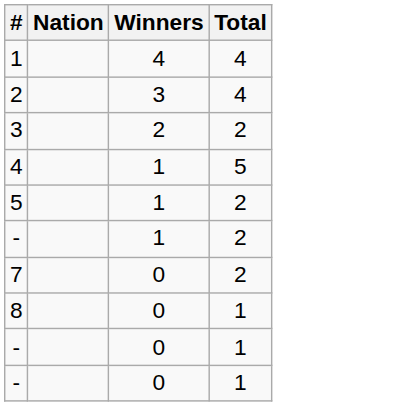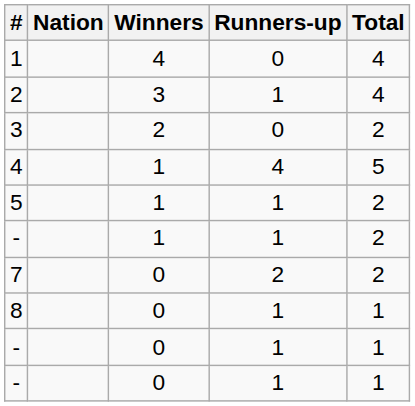+ column: (278, 22)
